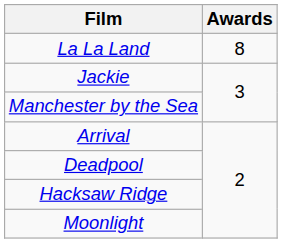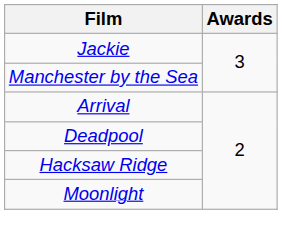- row: (103, 48)
